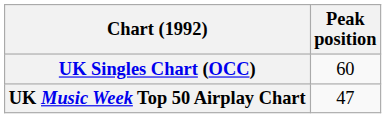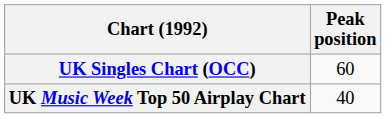(345, 98) 47 -> (345, 98) 40
